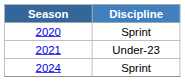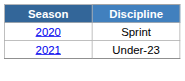- row: (48, 68)
